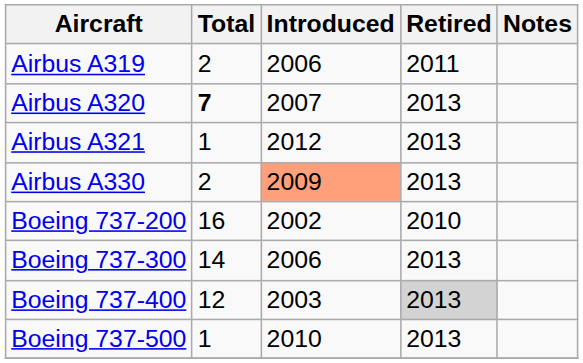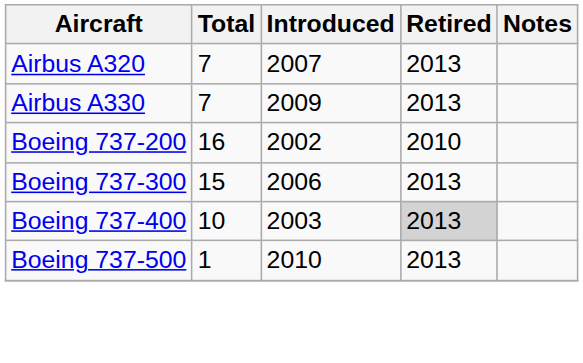- row: (78, 63)
(205, 102) bold -> (205, 63) normal
- row: (78, 142)
(205, 181) 2 -> (205, 102) 7
(294, 181) lightsalmon background -> (294, 102) no background
(212, 260) 14 -> (212, 181) 15
(212, 299) 12 -> (212, 220) 10
